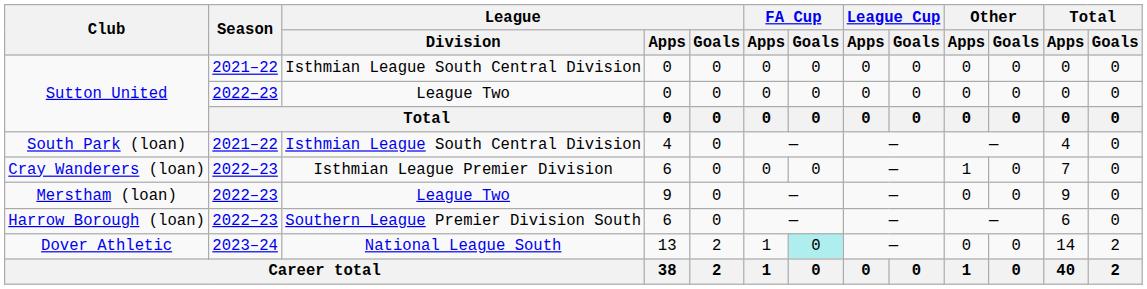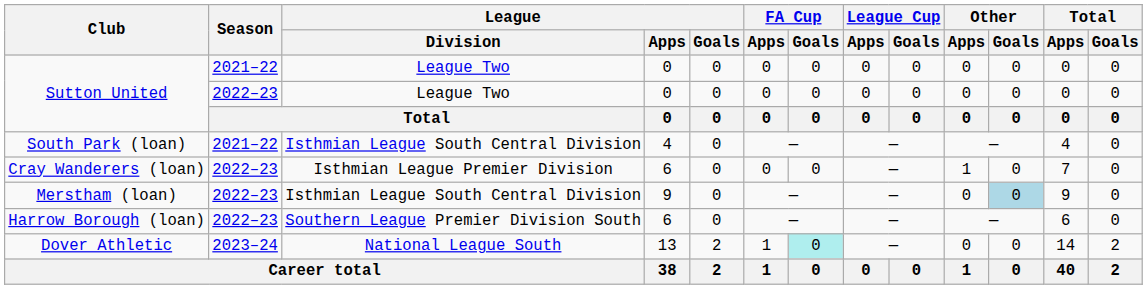(463, 68) Isthmian League South Central Division -> (463, 68) League Two
(463, 195) League Two -> (463, 195) Isthmian League South Central Division
(1016, 195) no background -> (1016, 195) lightblue background
